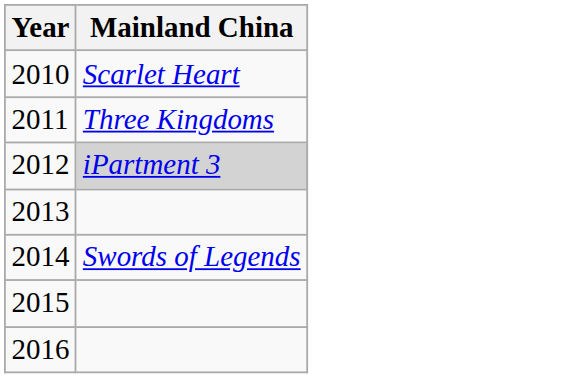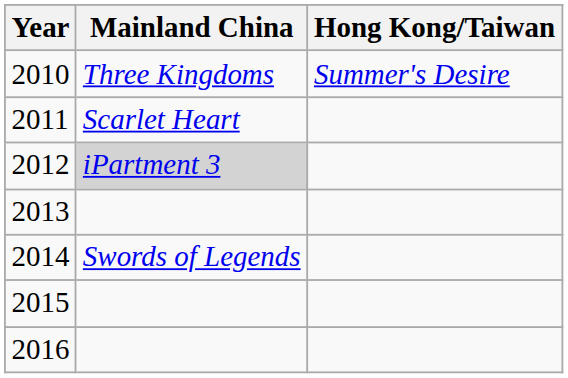+ column: (435, 27)
(161, 73) Scarlet Heart -> (178, 73) Three Kingdoms
(178, 119) Three Kingdoms -> (161, 119) Scarlet Heart
